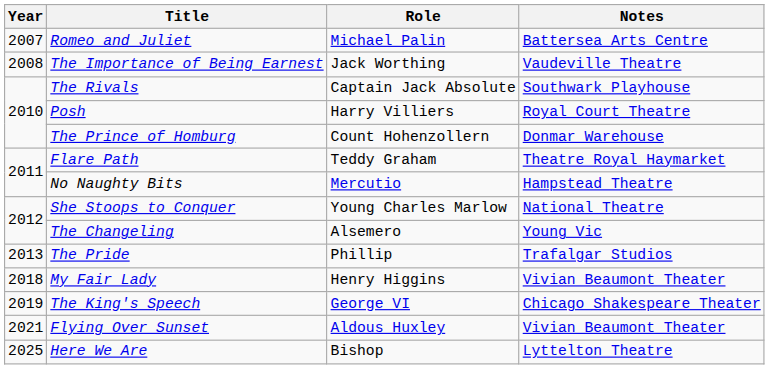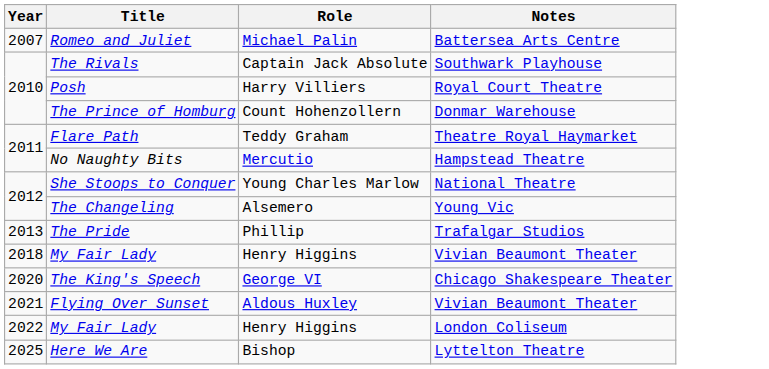- row: (187, 64)
(26, 304) 2019 -> (26, 280) 2020
+ row: (103, 328)
